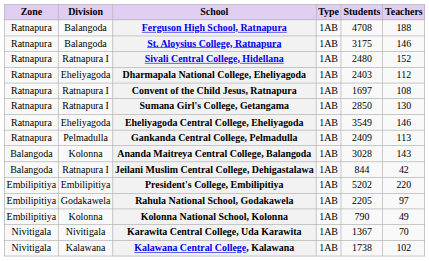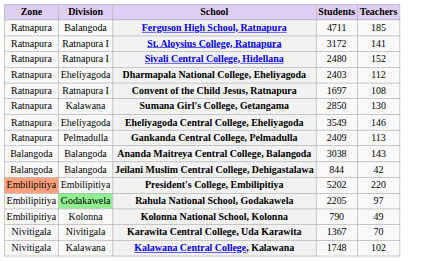- column: (329, 12)
(362, 28) 4708 -> (337, 28) 4711
(404, 28) 188 -> (379, 28) 185
(86, 43) Balangoda -> (86, 43) Ratnapura I
(362, 43) 3175 -> (337, 43) 3172
(404, 43) 146 -> (379, 43) 141
(86, 106) Ratnapura I -> (86, 106) Kalawana
(86, 153) Kolonna -> (86, 153) Balangoda
(362, 153) 3028 -> (337, 153) 3038
(86, 169) Ratnapura I -> (86, 169) Balangoda
(31, 185) no background -> (31, 185) lightsalmon background
(86, 201) no background -> (86, 201) lightgreen background
(362, 248) 1738 -> (337, 248) 1748
